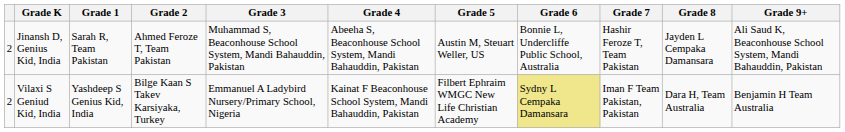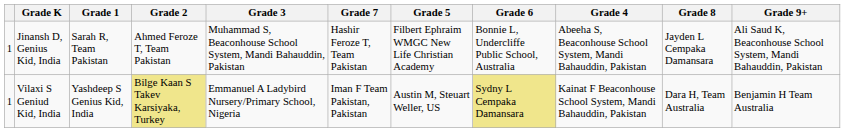columns swapped: (382, 13) <-> (631, 13)
(9, 48) 2 -> (9, 48) 1
(476, 48) Austin M, Steuart Weller, US -> (427, 48) Filbert Ephraim WMGC New Life Christian Academy
(9, 101) 2 -> (9, 101) 1
(163, 101) no background -> (163, 101) khaki background
(472, 101) Filbert Ephraim WMGC New Life Christian Academy -> (431, 101) Austin M, Steuart Weller, US
